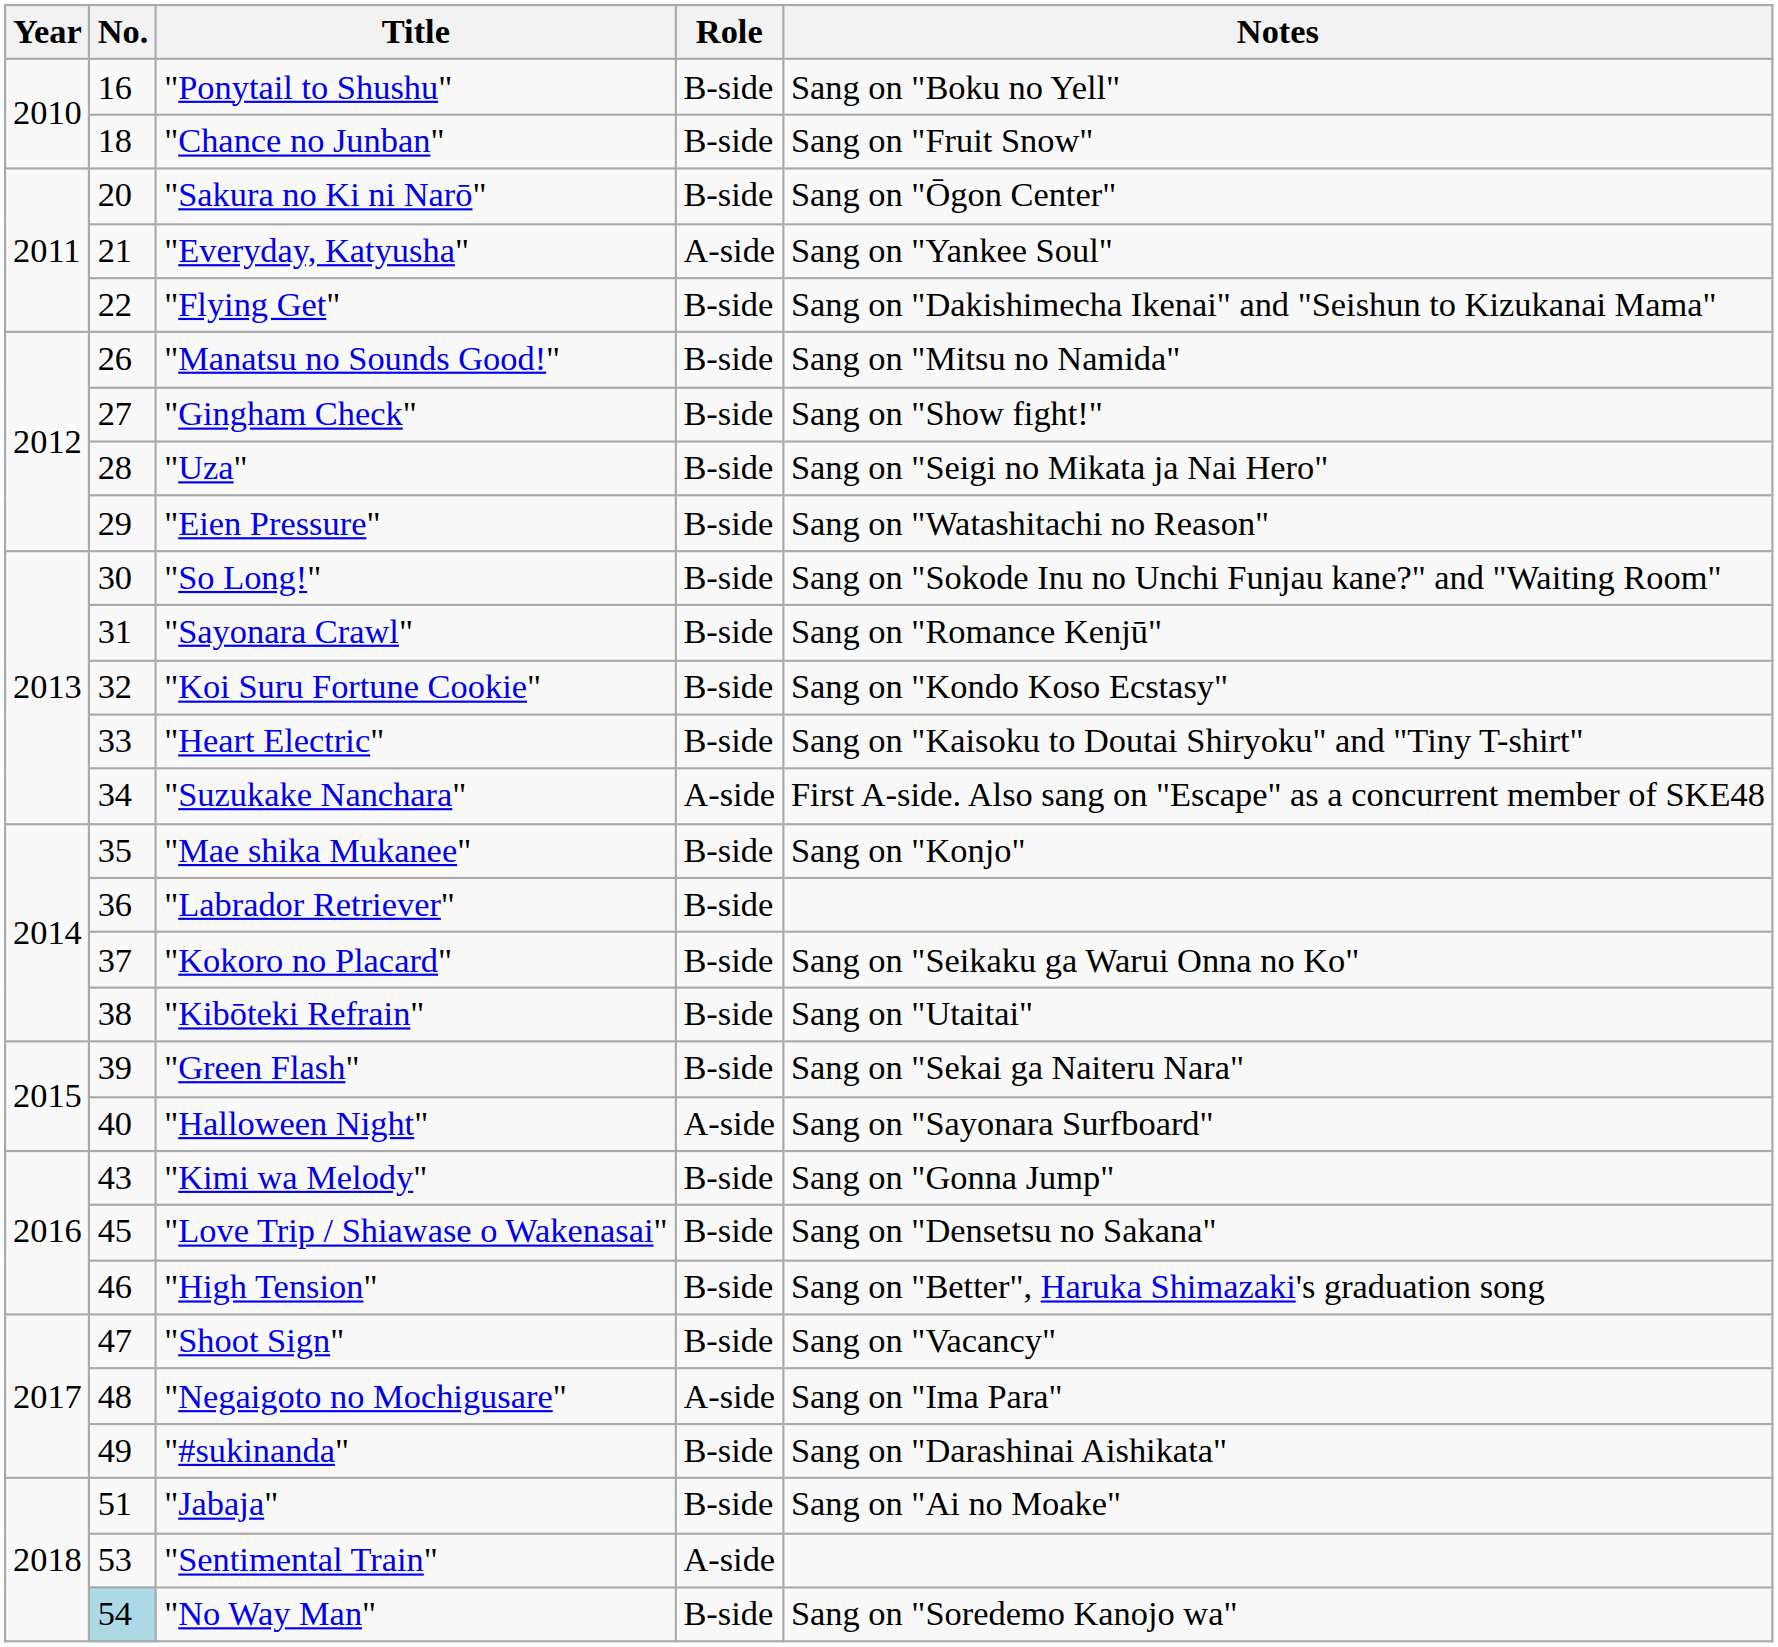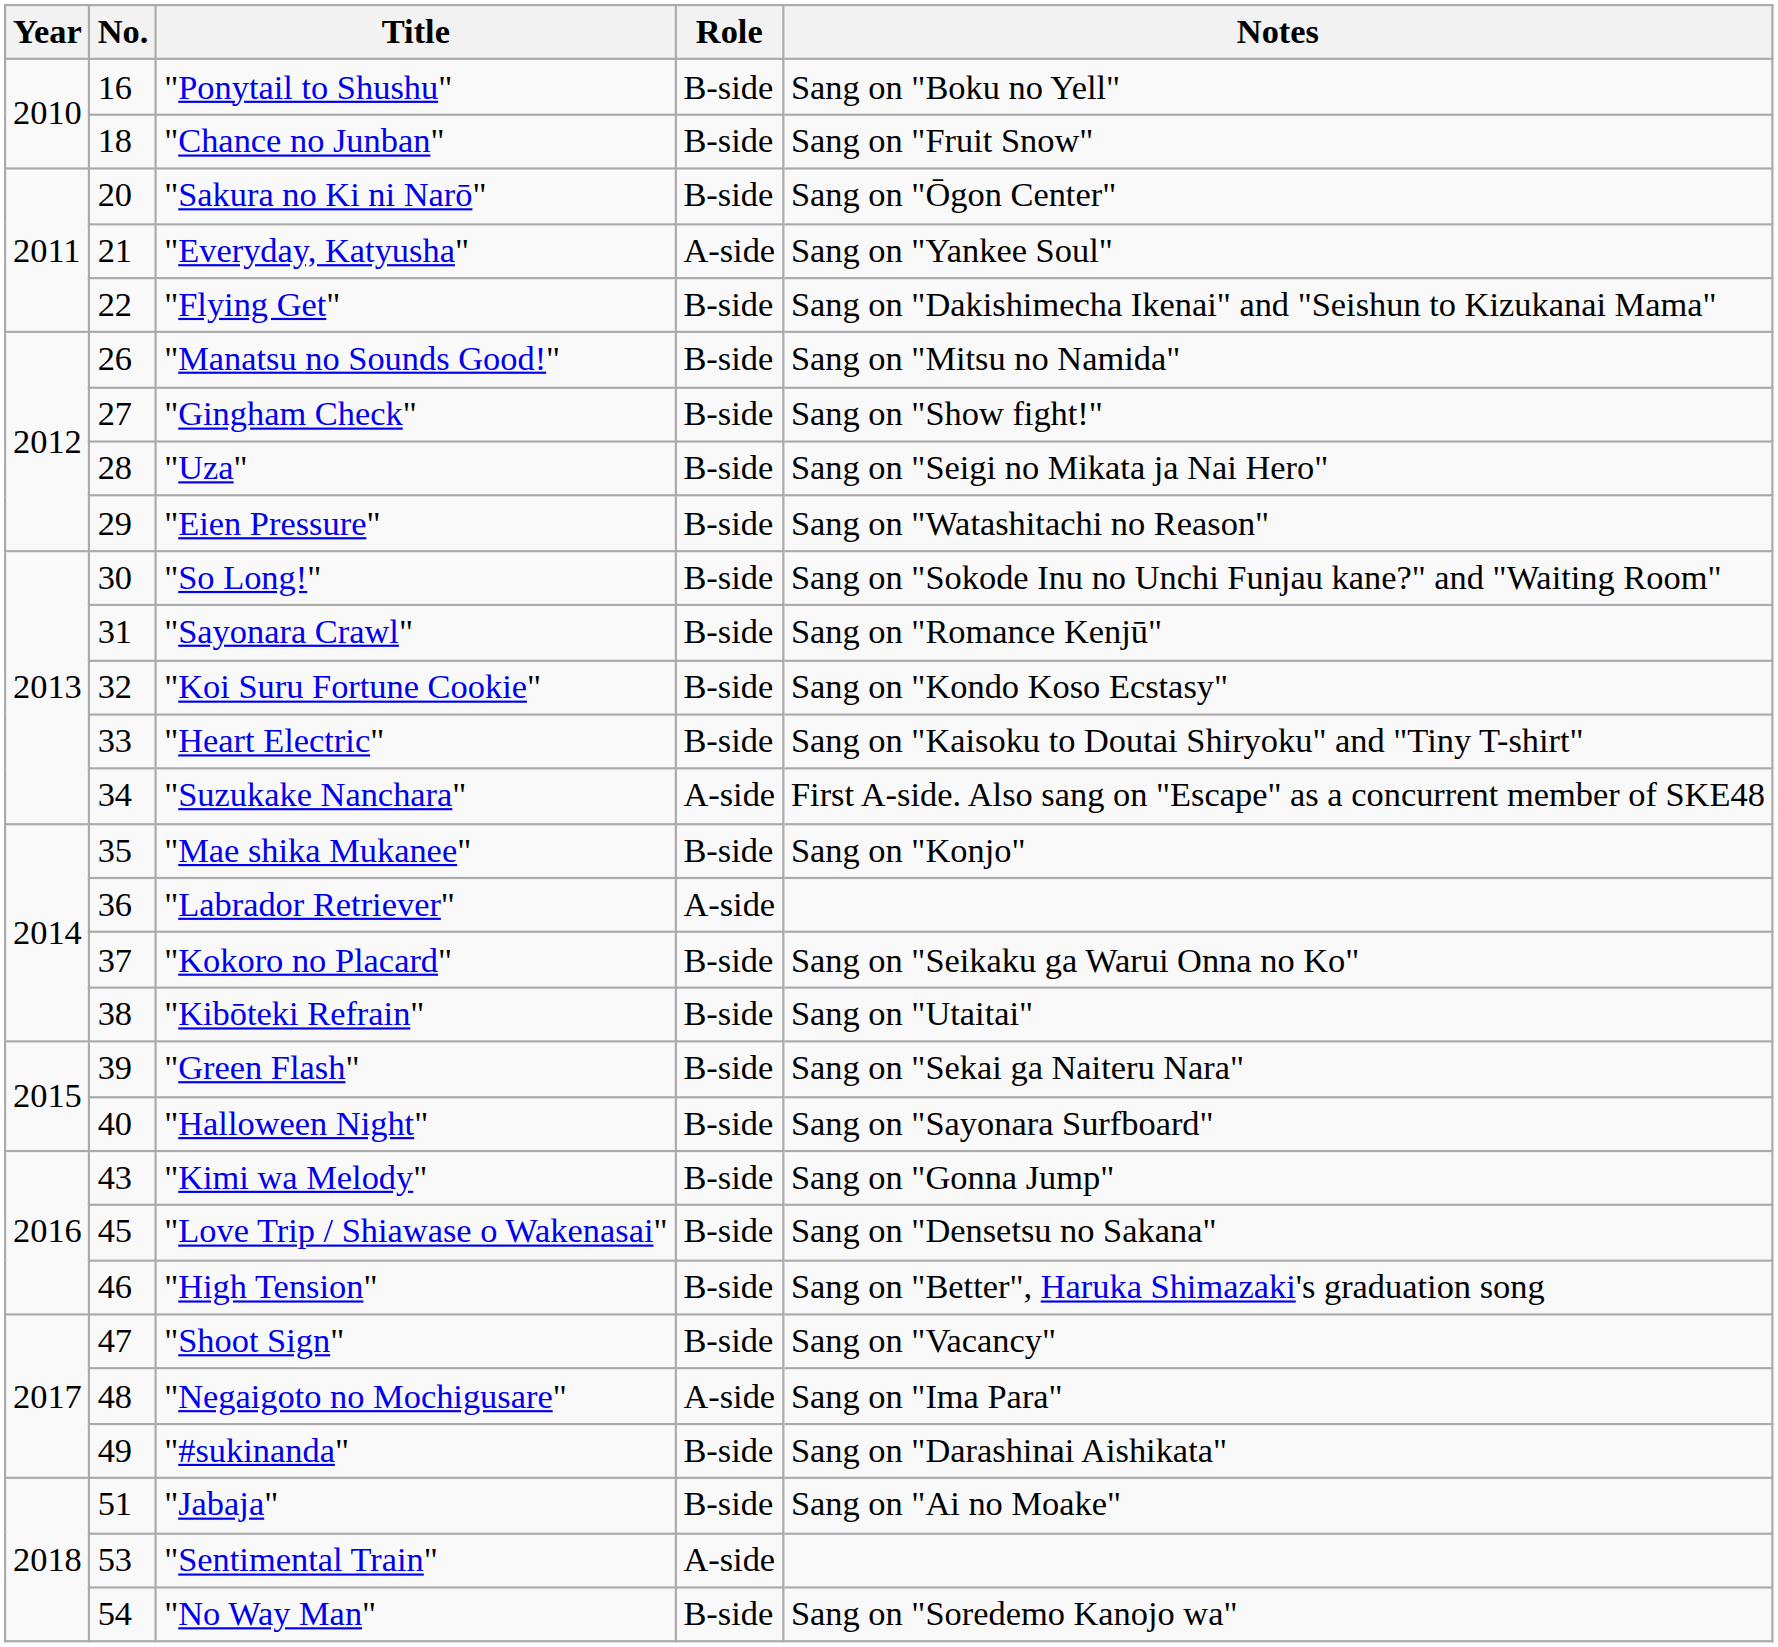(728, 904) B-side -> (729, 904) A-side
(729, 1122) A-side -> (728, 1122) B-side
(115, 1613) lightblue background -> (115, 1613) no background
